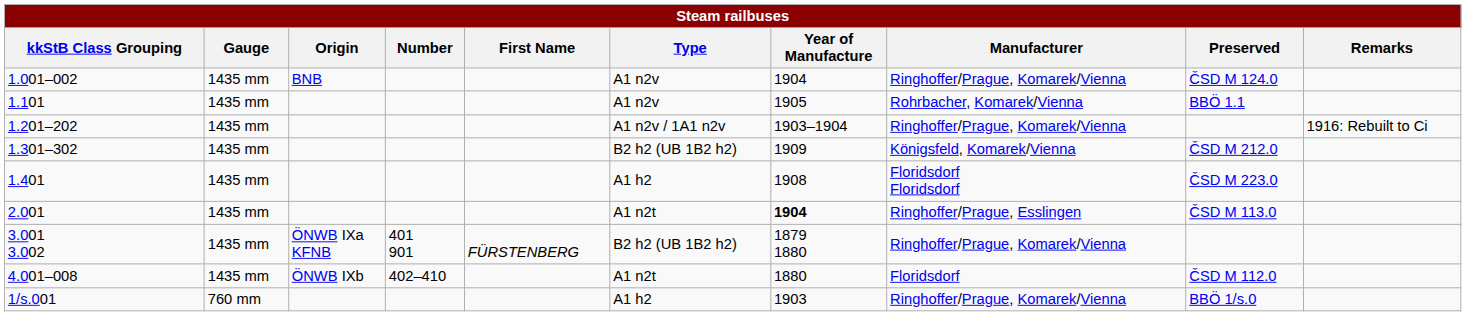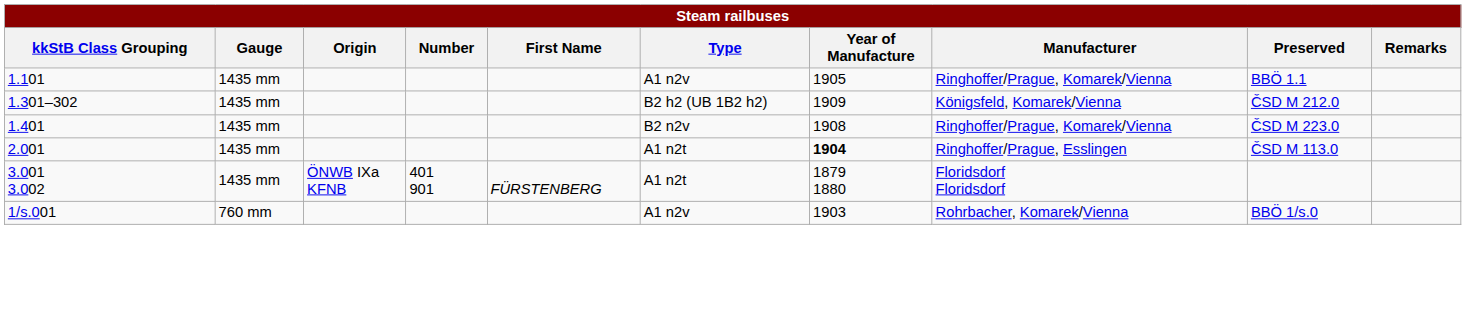- row: (43, 79)
(987, 102) Rohrbacher, Komarek/Vienna -> (1054, 79) Ringhoffer/Prague, Komarek/Vienna
- row: (43, 126)
(632, 181) A1 h2 -> (667, 126) B2 n2v
(925, 181) Floridsdorf Floridsdorf -> (1054, 126) Ringhoffer/Prague, Komarek/Vienna
(675, 244) B2 h2 (UB 1B2 h2) -> (665, 181) A1 n2t
(1008, 244) Ringhoffer/Prague, Komarek/Vienna -> (970, 181) Floridsdorf Floridsdorf
- row: (43, 275)
(632, 299) A1 h2 -> (667, 212) A1 n2v
(1008, 299) Ringhoffer/Prague, Komarek/Vienna -> (1032, 212) Rohrbacher, Komarek/Vienna
